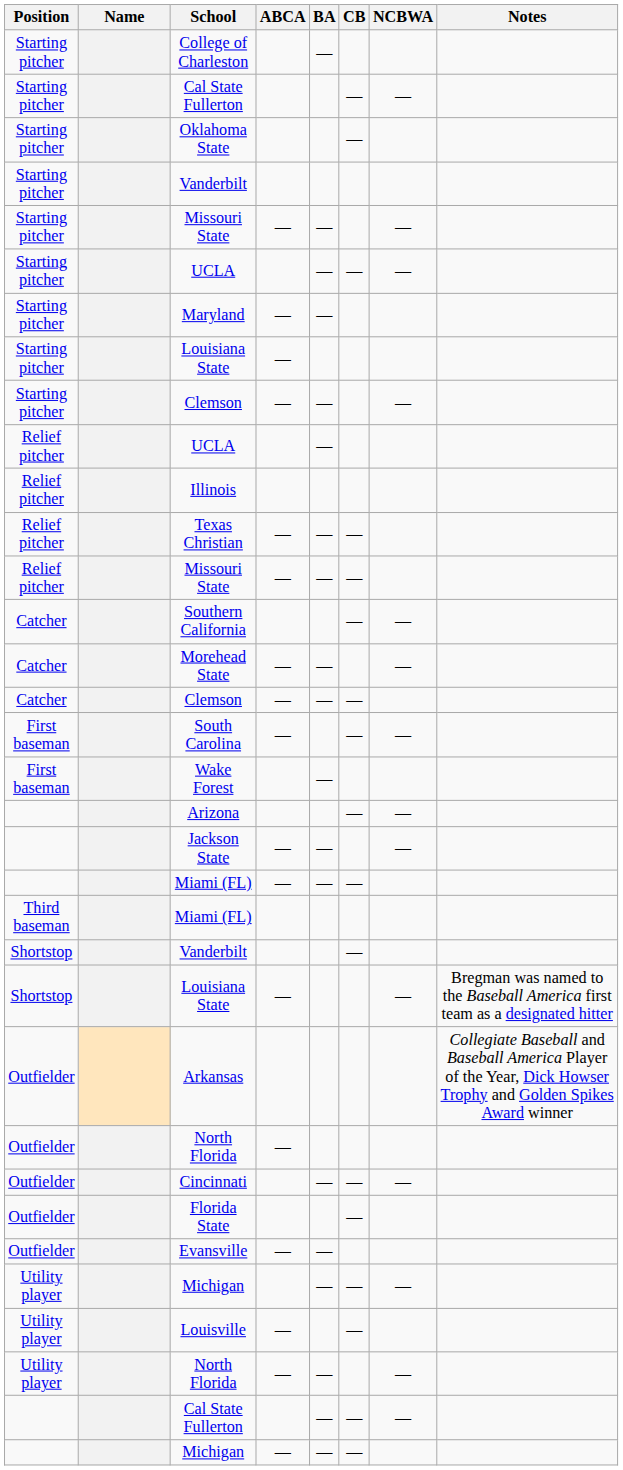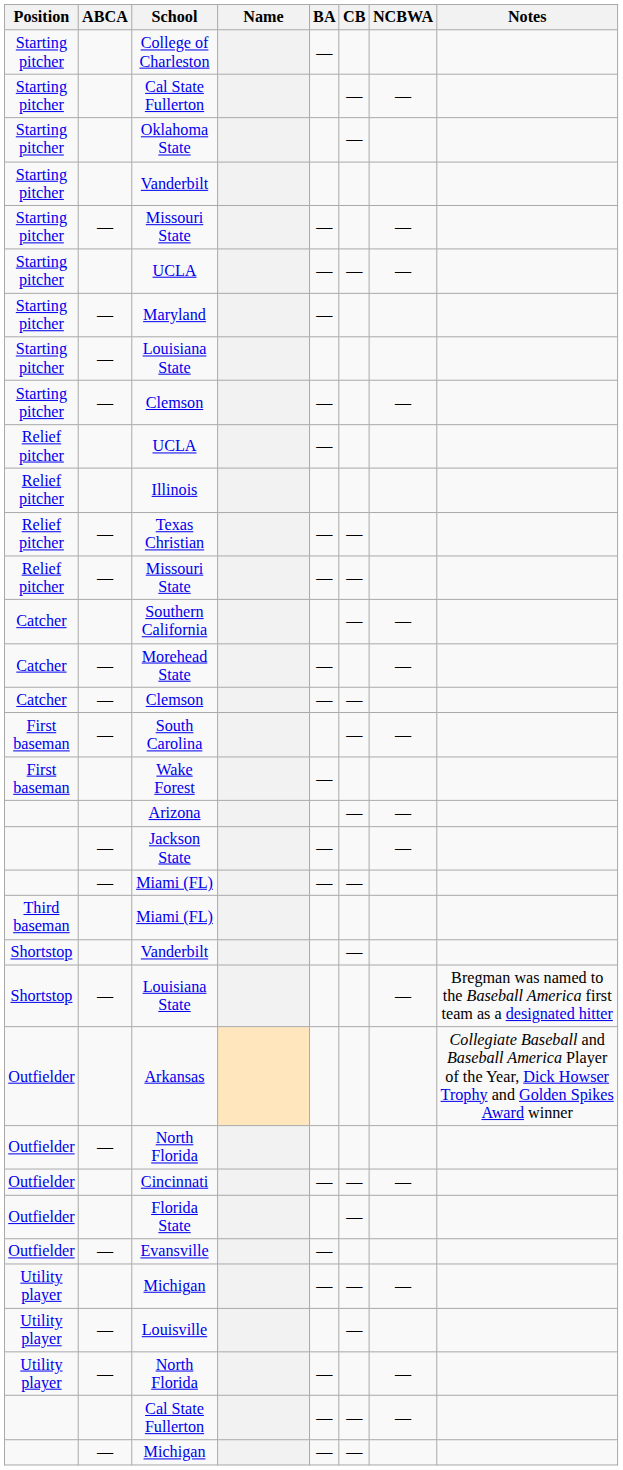columns swapped: (124, 17) <-> (283, 17)
